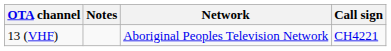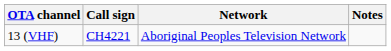columns swapped: (359, 14) <-> (102, 14)
